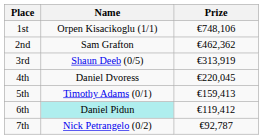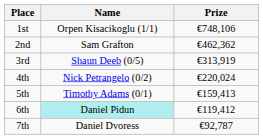(107, 77) Daniel Dvoress -> (107, 77) Nick Petrangelo (0/2)
(216, 77) €220,045 -> (216, 77) €220,024
(107, 126) Nick Petrangelo (0/2) -> (107, 126) Daniel Dvoress
